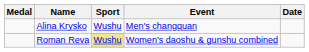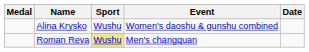(162, 26) Men's changquan -> (202, 26) Women's daoshu & gunshu combined
(202, 41) Women's daoshu & gunshu combined -> (162, 41) Men's changquan
